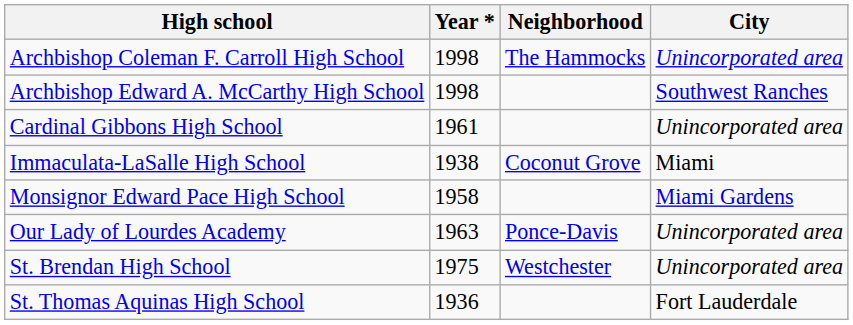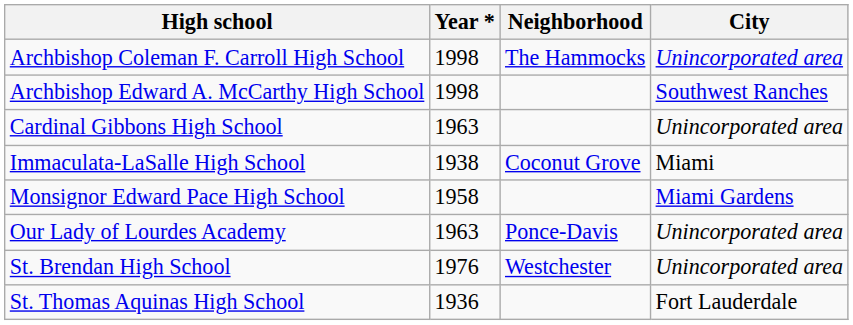(457, 127) 1961 -> (457, 127) 1963
(457, 267) 1975 -> (457, 267) 1976
